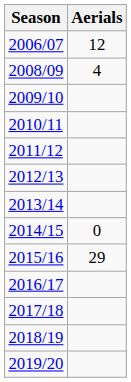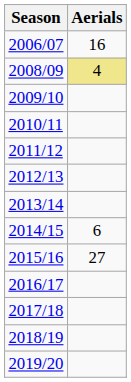(97, 44) 12 -> (97, 44) 16
(97, 71) no background -> (97, 71) khaki background
(97, 230) 0 -> (97, 230) 6
(97, 257) 29 -> (97, 257) 27
